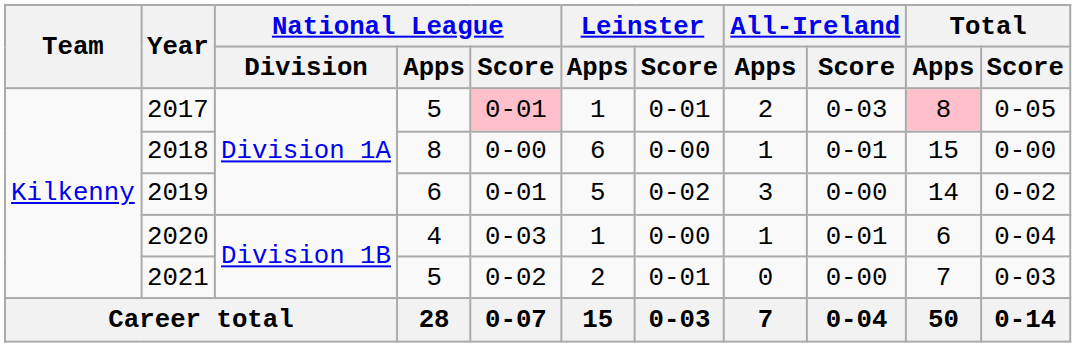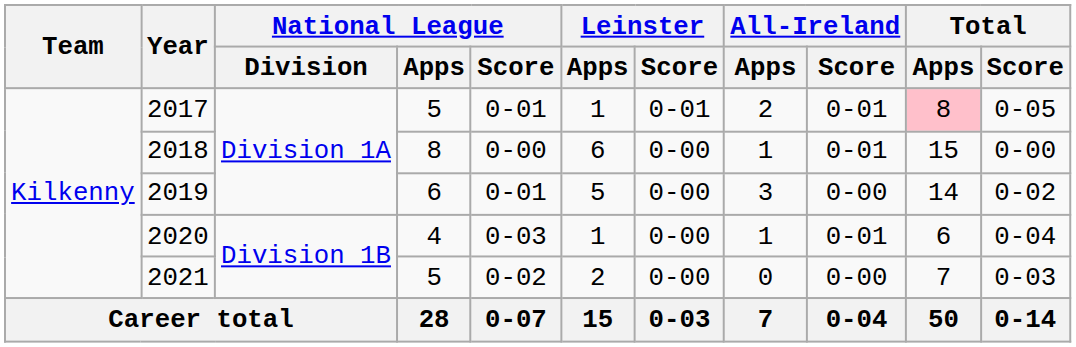(516, 110) pink background -> (516, 110) no background
(857, 110) 0-03 -> (857, 110) 0-01
(679, 194) 0-02 -> (679, 194) 0-00
(679, 278) 0-01 -> (679, 278) 0-00
